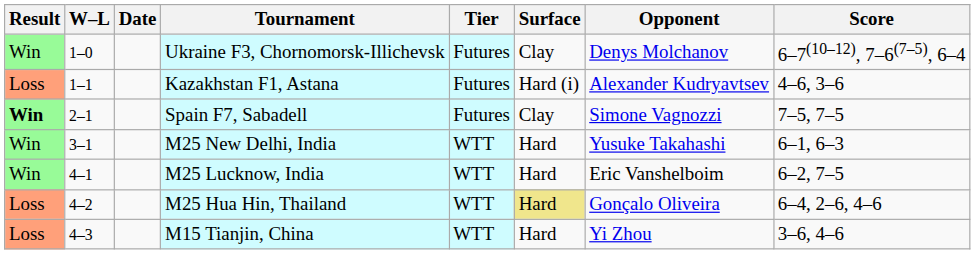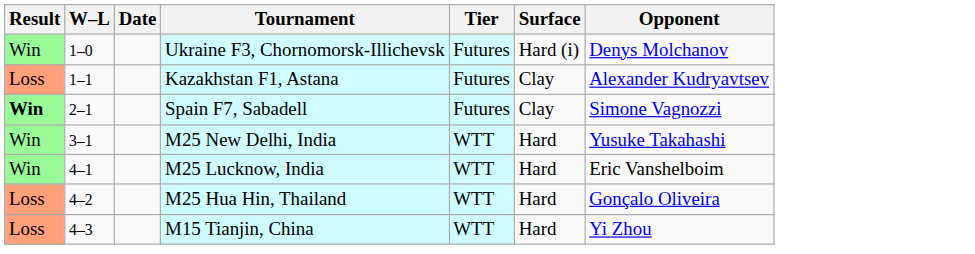- column: (872, 19)
(536, 51) Clay -> (549, 49) Hard (i)
(549, 84) Hard (i) -> (536, 79) Clay
(538, 204) khaki background -> (538, 199) no background
